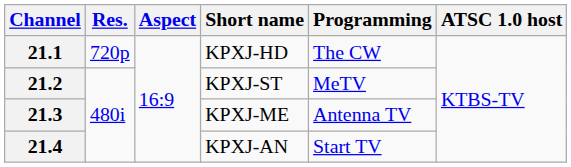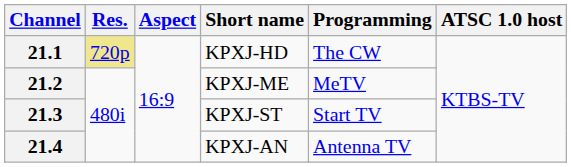(110, 51) no background -> (110, 51) khaki background
(244, 83) KPXJ-ST -> (247, 83) KPXJ-ME
(247, 114) KPXJ-ME -> (244, 114) KPXJ-ST
(362, 114) Antenna TV -> (347, 114) Start TV
(347, 146) Start TV -> (362, 146) Antenna TV
